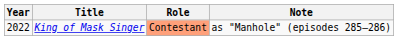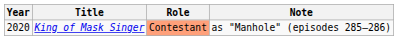(18, 28) 2022 -> (18, 28) 2020
